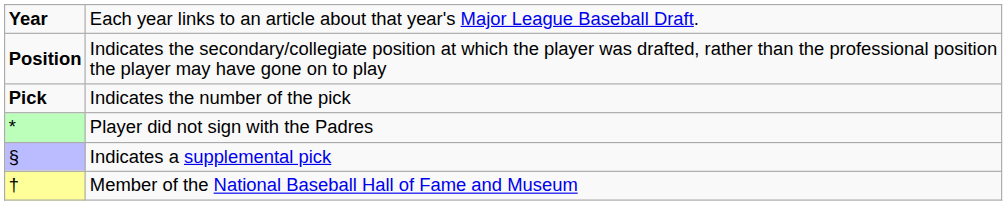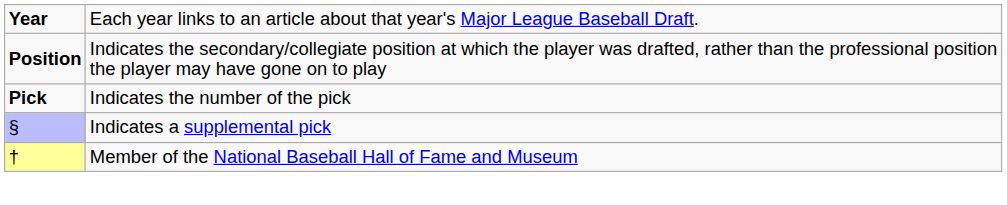- row: (232, 127)
